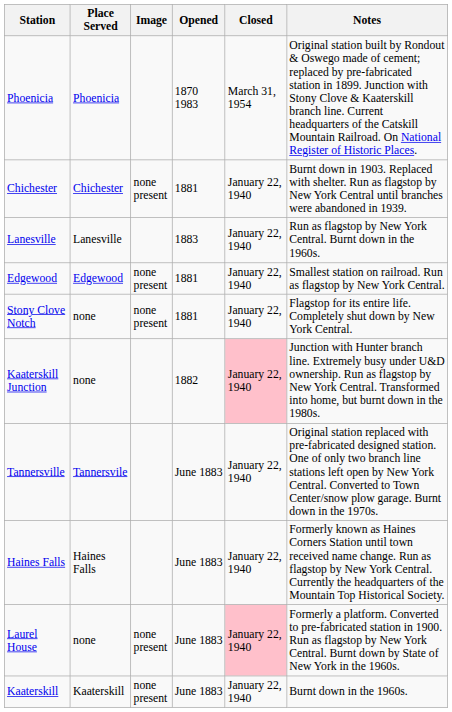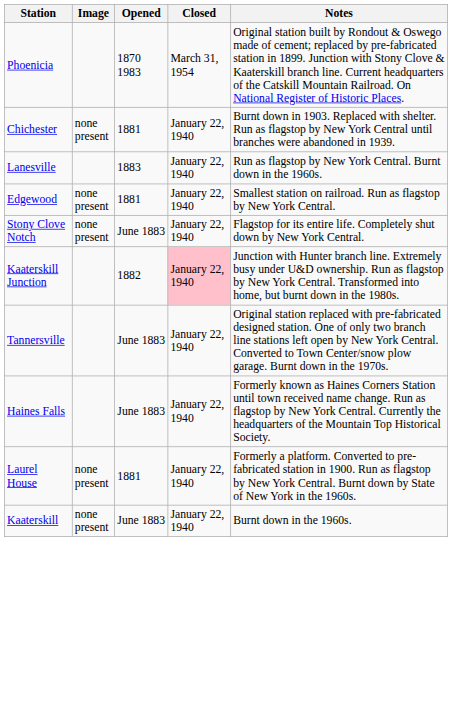- column: (101, 20)
(186, 316) 1881 -> (141, 231) June 1883
(199, 640) June 1883 -> (129, 476) 1881
(255, 640) pink background -> (197, 476) no background
